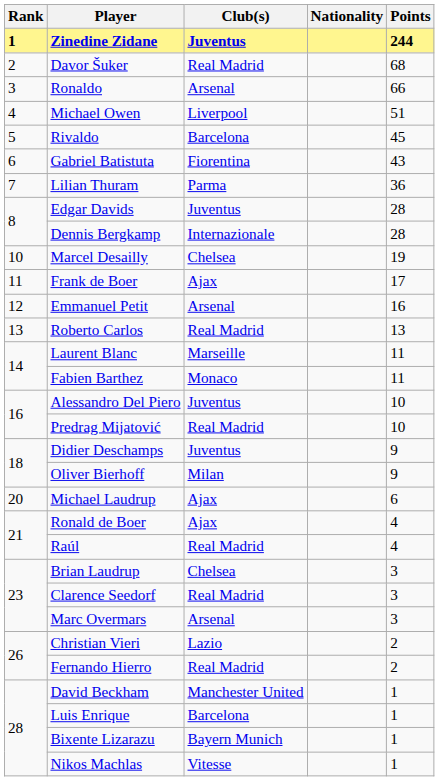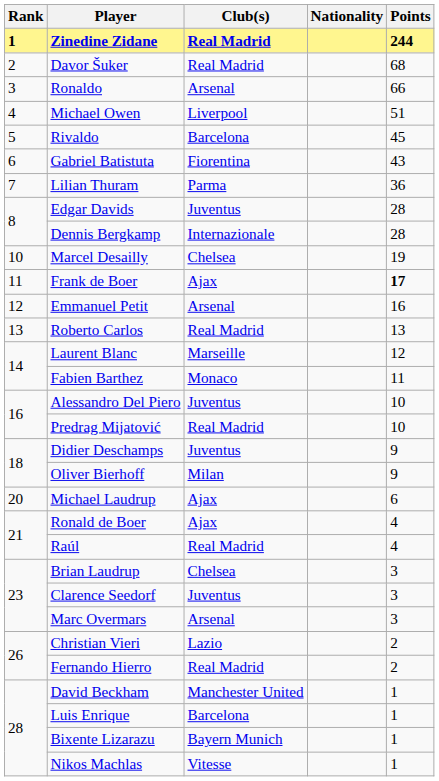(217, 40) Juventus -> (229, 40) Real Madrid
(398, 281) normal -> (398, 281) bold
(398, 354) 11 -> (398, 354) 12
(226, 595) Real Madrid -> (214, 595) Juventus
